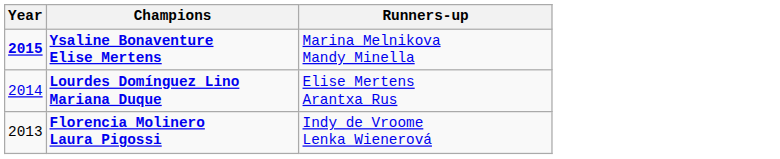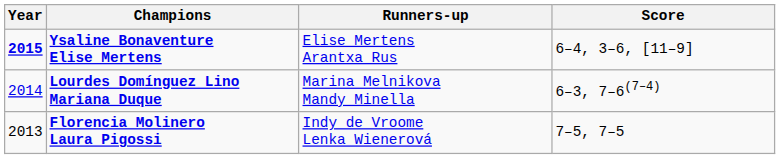+ column: (663, 16)
(372, 49) Marina Melnikova Mandy Minella -> (359, 49) Elise Mertens Arantxa Rus
(359, 91) Elise Mertens Arantxa Rus -> (372, 91) Marina Melnikova Mandy Minella
